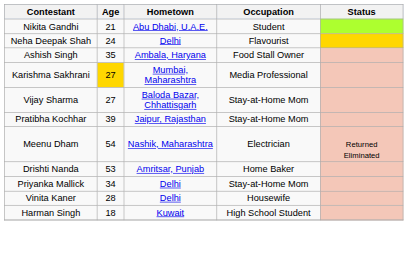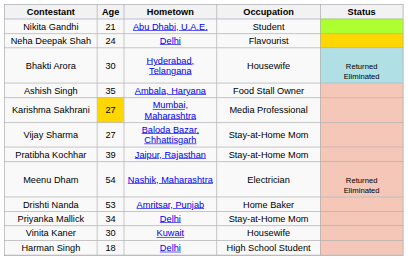+ row: (51, 66)
(111, 199) 28 -> (111, 234) 30
(170, 199) Delhi -> (170, 234) Kuwait
(170, 213) Kuwait -> (170, 248) Delhi
